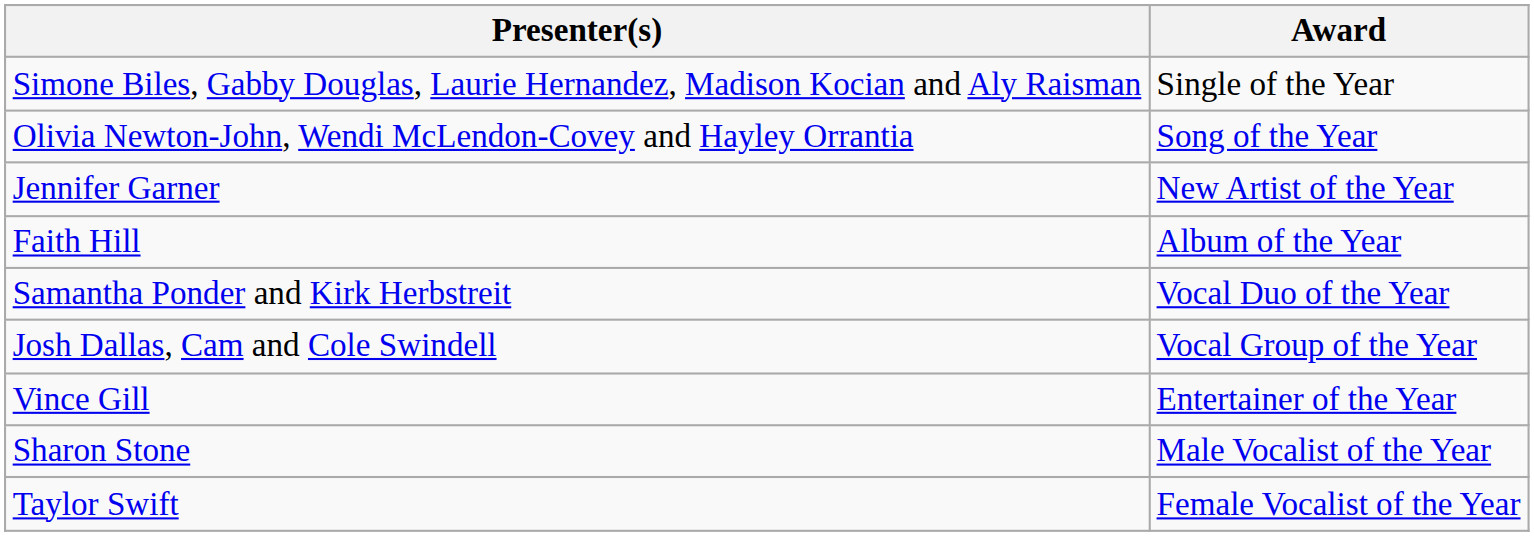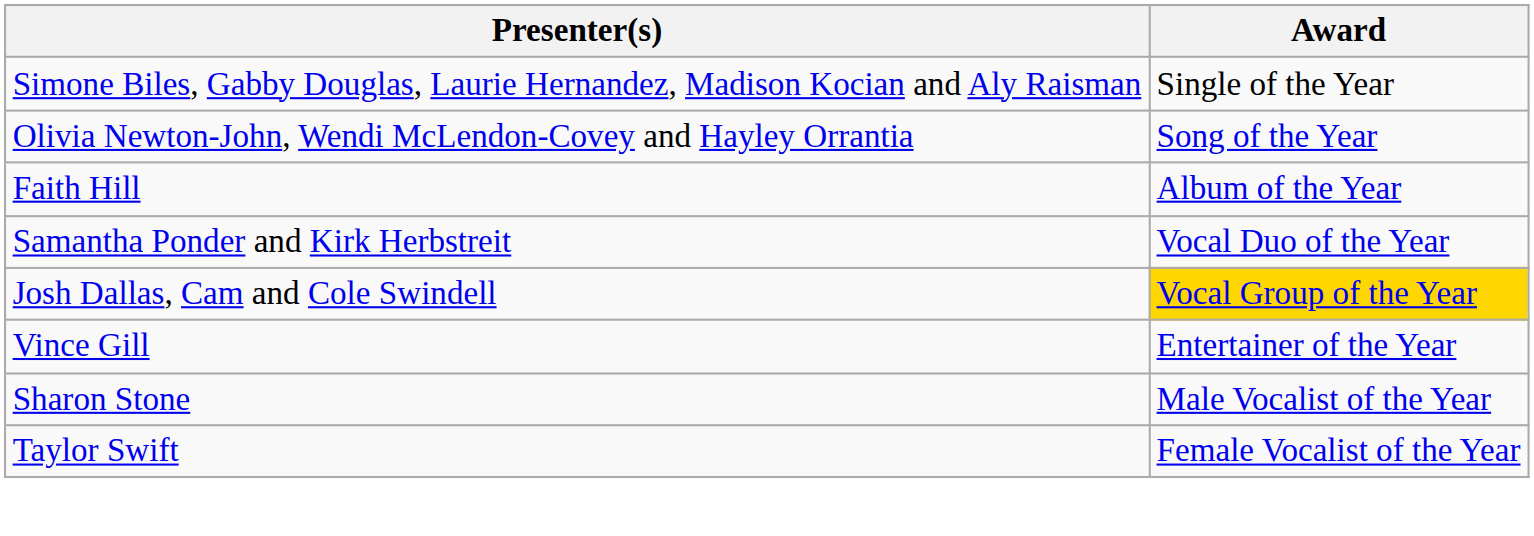- row: (116, 188)
(1317, 345) no background -> (1317, 293) gold background
